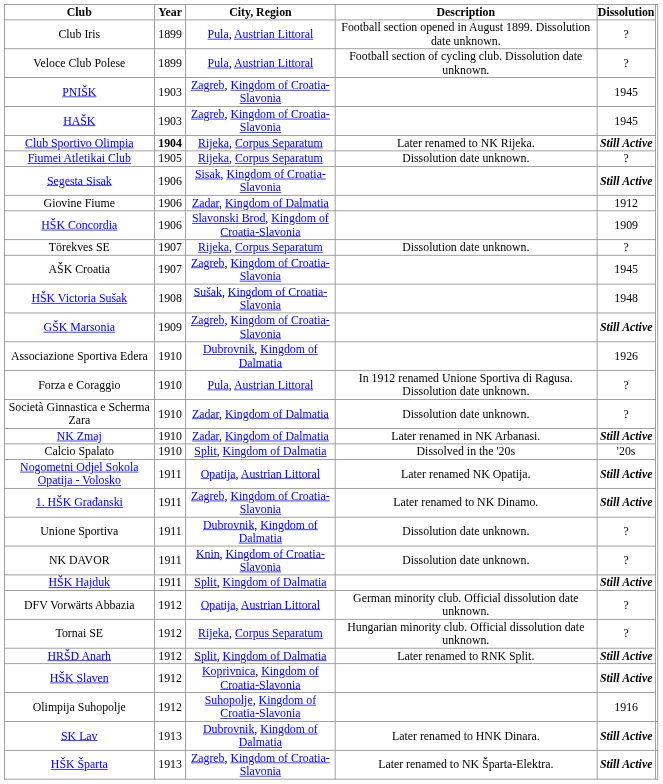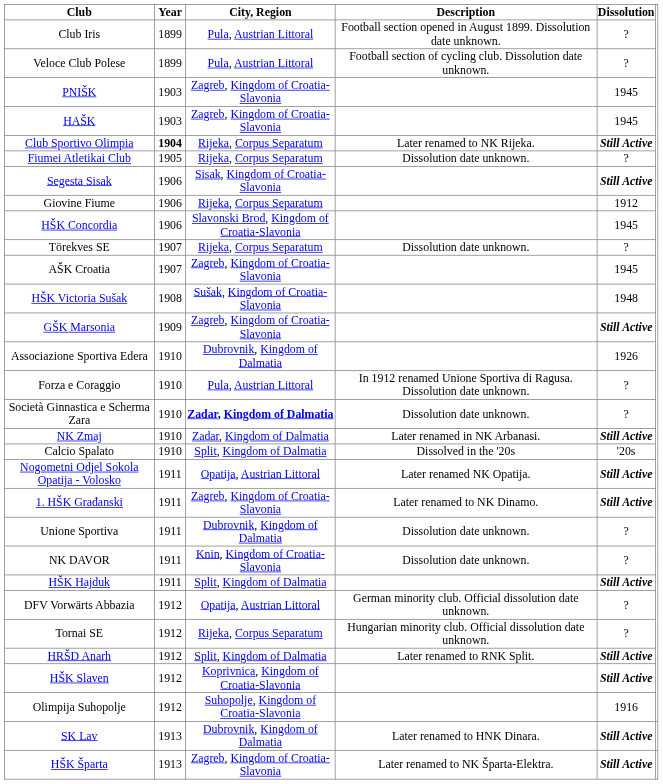(260, 203) Zadar, Kingdom of Dalmatia -> (260, 203) Rijeka, Corpus Separatum
(626, 225) 1909 -> (626, 225) 1945
(260, 414) normal -> (260, 414) bold
